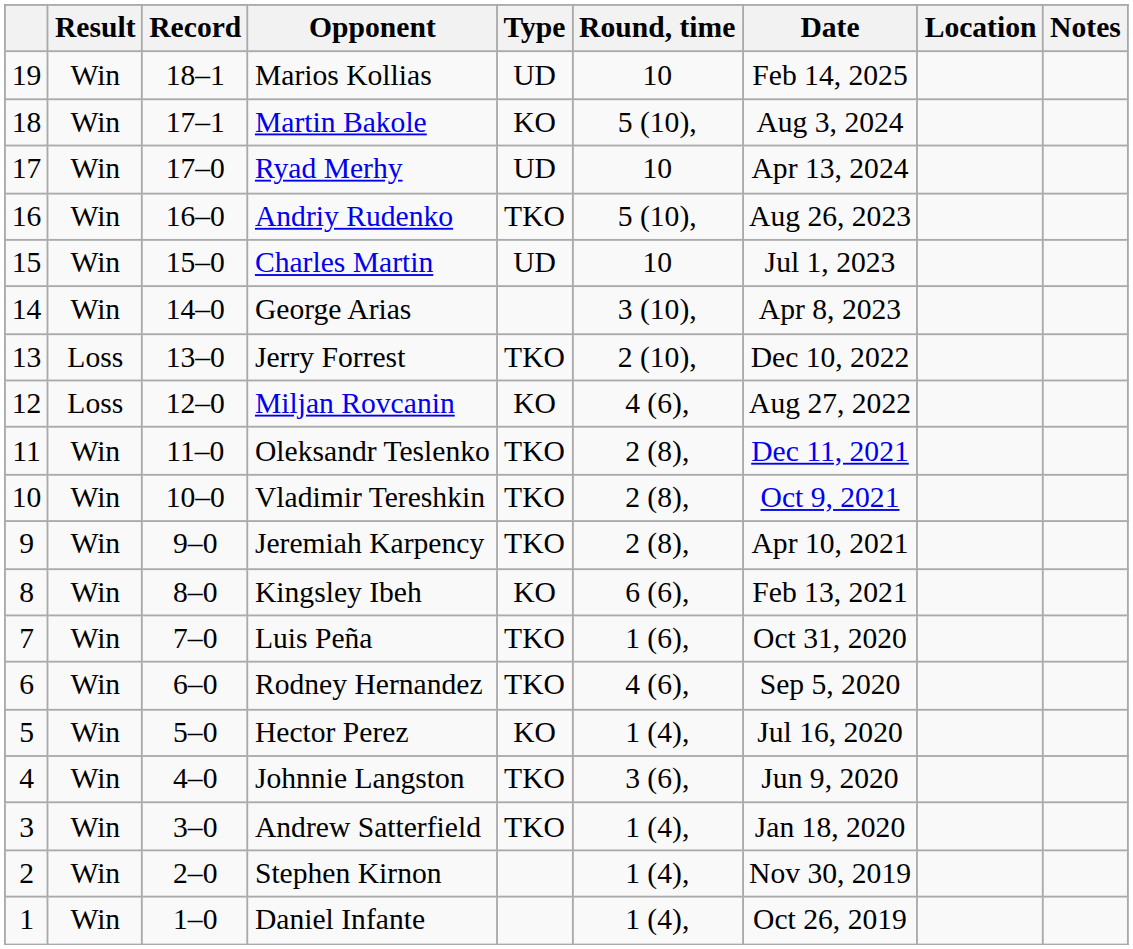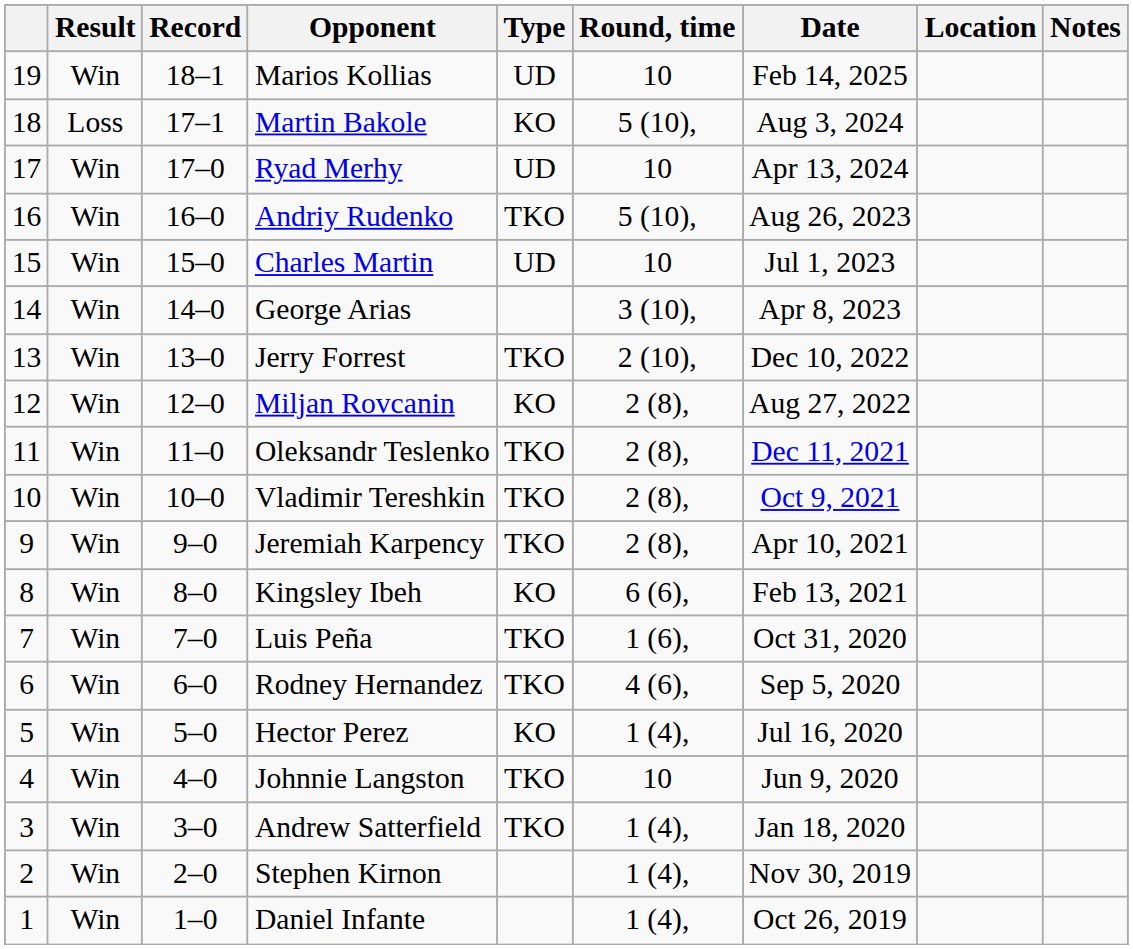(95, 121) Win -> (95, 121) Loss
(95, 356) Loss -> (95, 356) Win
(95, 403) Loss -> (95, 403) Win
(657, 403) 4 (6), -> (657, 403) 2 (8),
(657, 779) 3 (6), -> (657, 779) 10
